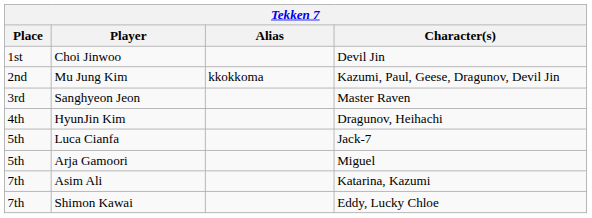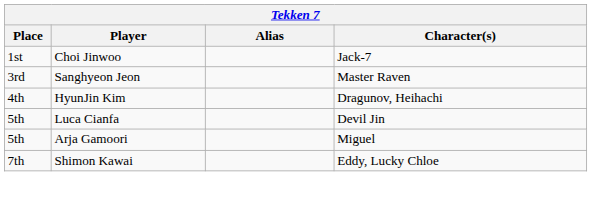(361, 56) Devil Jin -> (354, 56) Jack-7
- row: (91, 77)
(354, 139) Jack-7 -> (361, 118) Devil Jin
- row: (78, 181)
